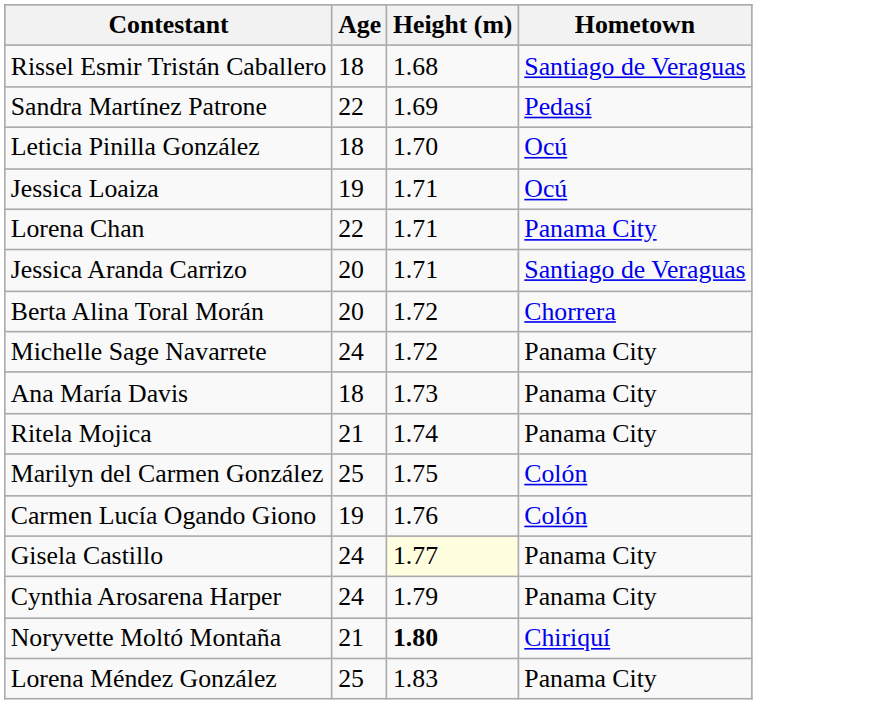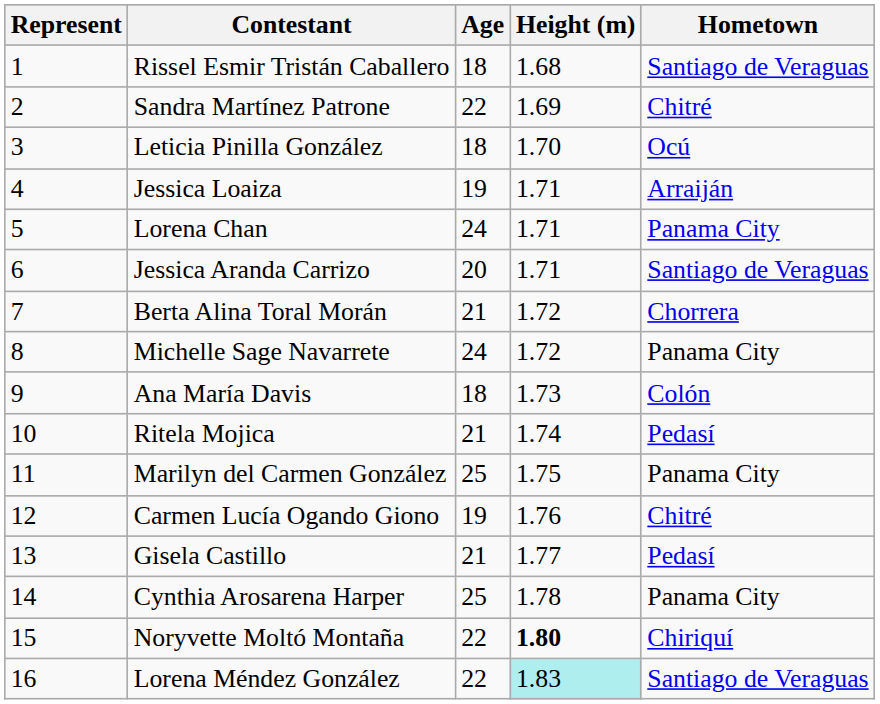+ column: (66, 24)
(558, 106) Pedasí -> (680, 106) Chitré
(546, 188) Ocú -> (690, 188) Arraiján
(351, 229) 22 -> (474, 229) 24
(351, 310) 20 -> (474, 310) 21
(590, 392) Panama City -> (679, 392) Colón
(590, 433) Panama City -> (681, 433) Pedasí
(556, 474) Colón -> (714, 474) Panama City
(556, 515) Colón -> (680, 515) Chitré
(351, 556) 24 -> (474, 556) 21
(416, 556) lightyellow background -> (539, 556) no background
(590, 556) Panama City -> (681, 556) Pedasí
(351, 596) 24 -> (474, 596) 25
(416, 596) 1.79 -> (539, 596) 1.78
(351, 637) 21 -> (474, 637) 22
(351, 678) 25 -> (474, 678) 22
(416, 678) no background -> (539, 678) paleturquoise background
(590, 678) Panama City -> (758, 678) Santiago de Veraguas
